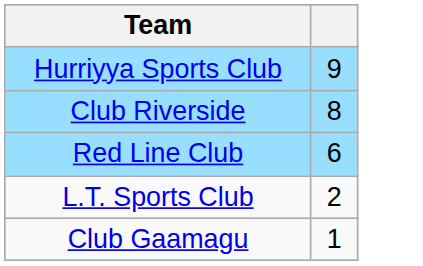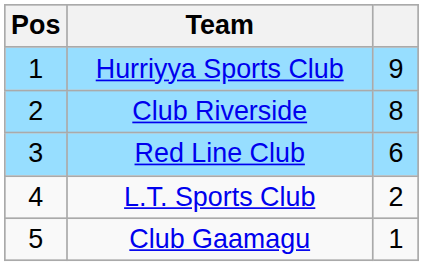+ column: (36, 25)
